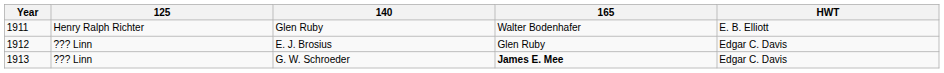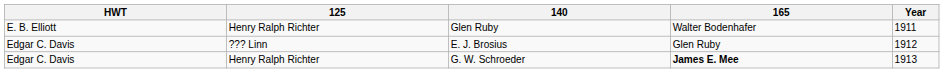columns swapped: (28, 12) <-> (828, 12)
(73, 59) ??? Linn -> (274, 59) Henry Ralph Richter
